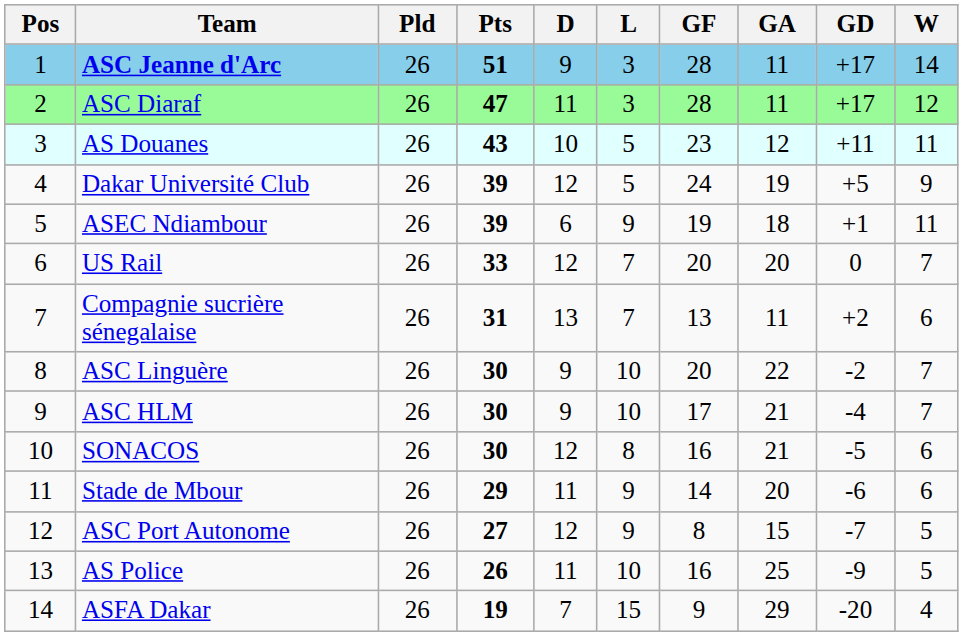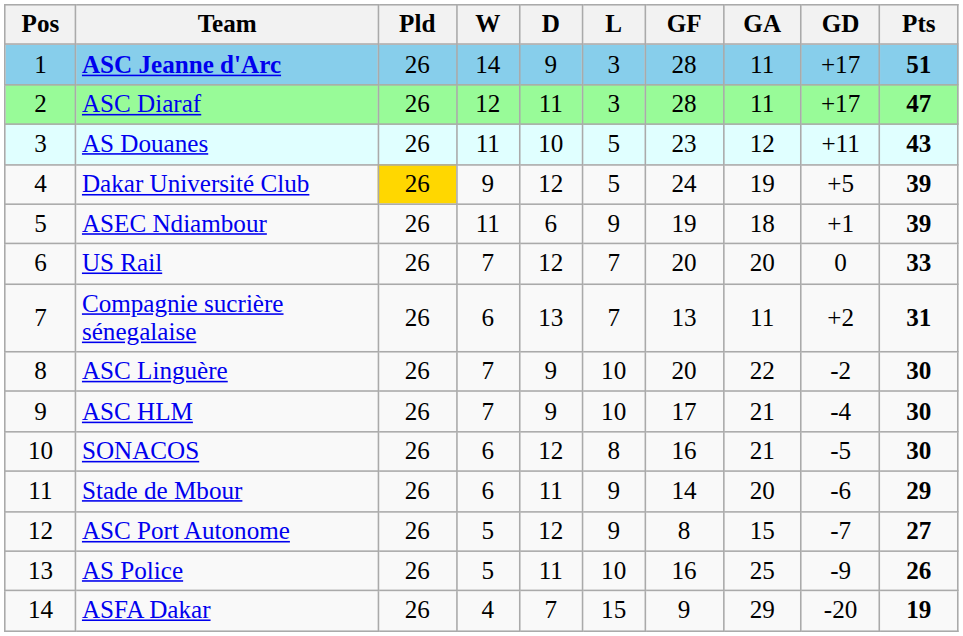columns swapped: (926, 24) <-> (495, 24)
(417, 183) no background -> (417, 183) gold background
